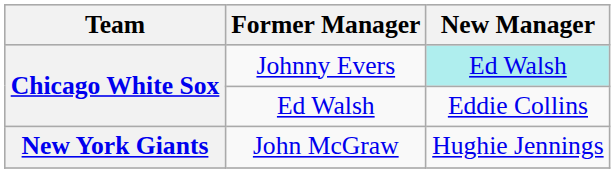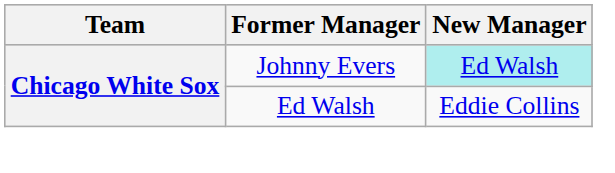- row: (326, 146)
